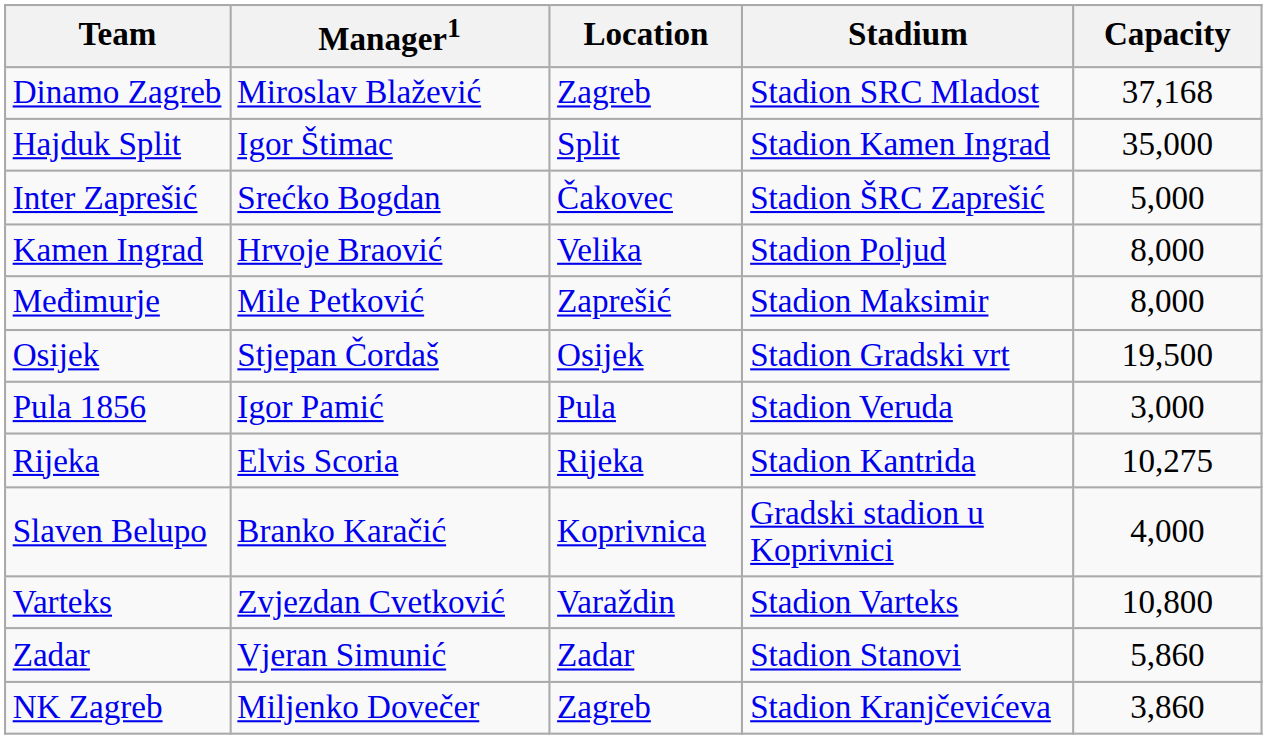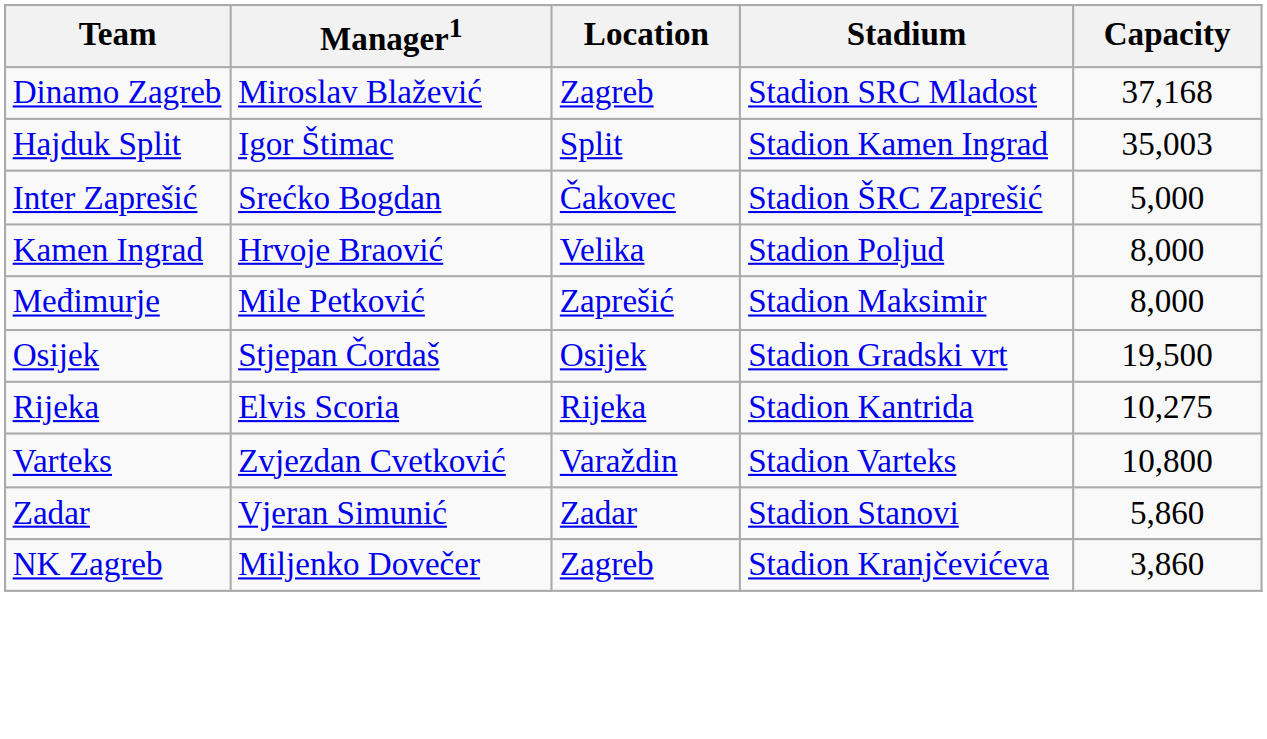(1167, 144) 35,000 -> (1167, 144) 35,003
- row: (79, 407)
- row: (110, 531)
